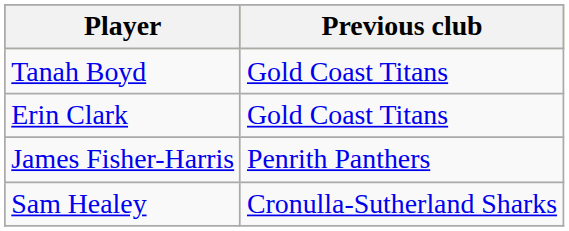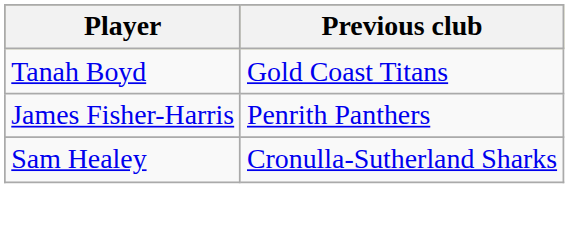- row: (70, 114)
